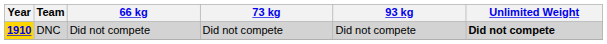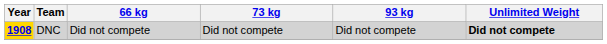(19, 30) 1910 -> (19, 30) 1908
